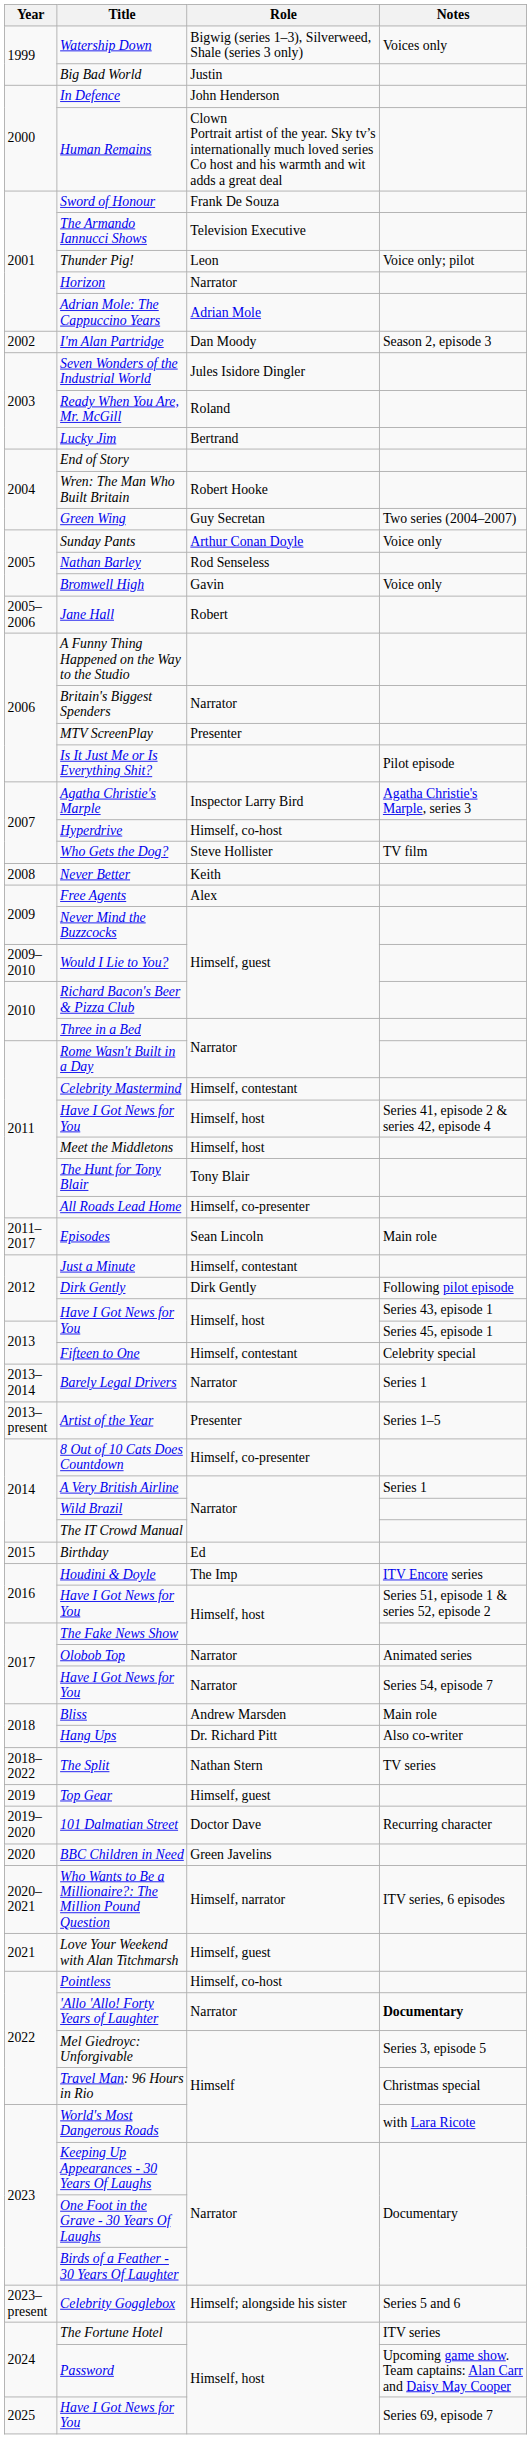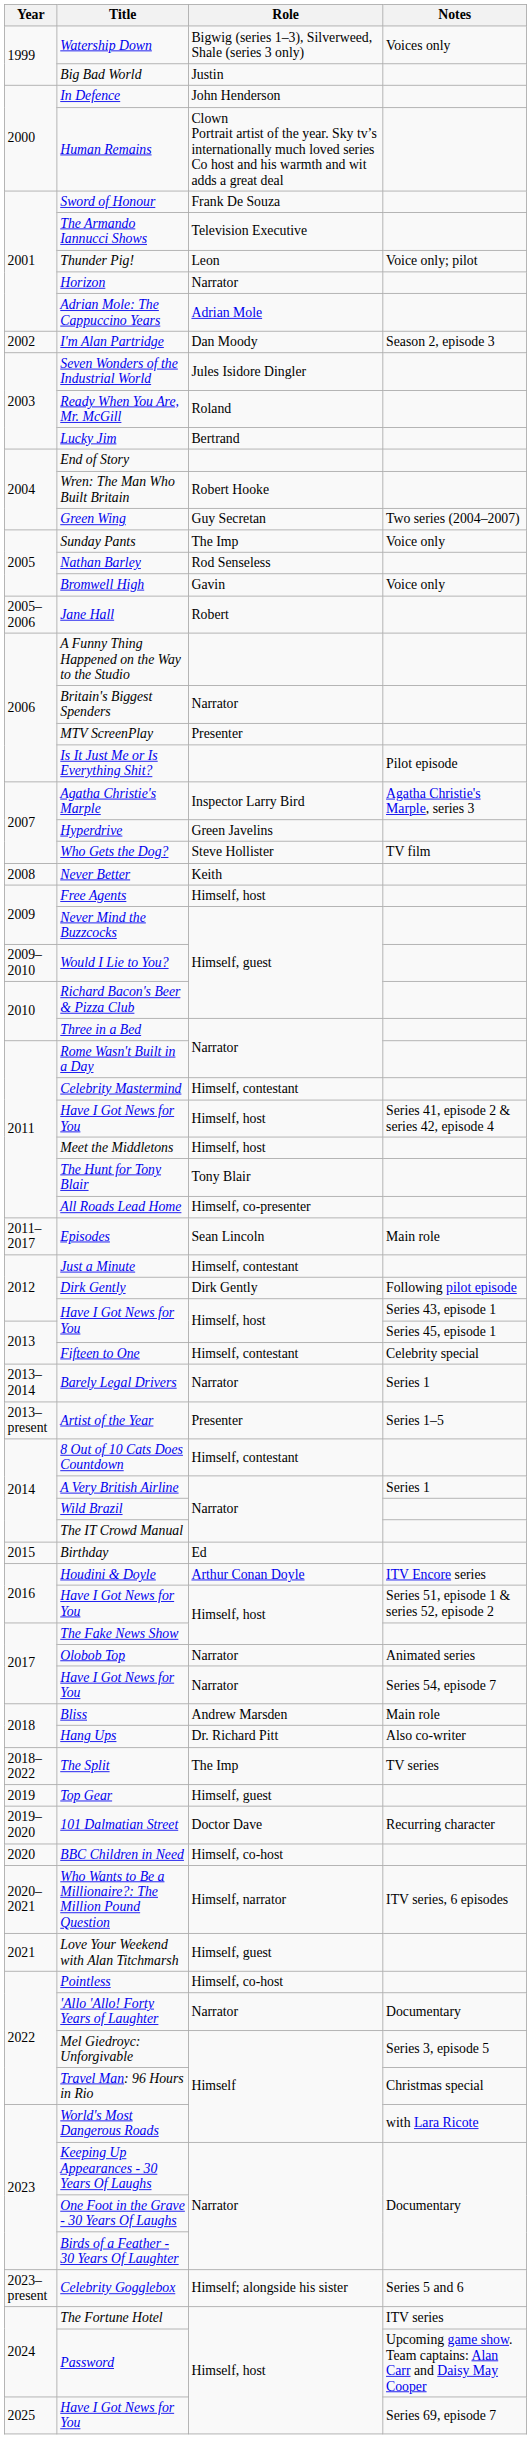(247, 541) Arthur Conan Doyle -> (215, 541) The Imp
(236, 830) Himself, co-host -> (232, 830) Green Javelins
(204, 895) Alex -> (229, 895) Himself, host
(250, 1457) Himself, co-presenter -> (245, 1457) Himself, contestant
(214, 1574) The Imp -> (248, 1574) Arthur Conan Doyle
(226, 1765) Nathan Stern -> (215, 1765) The Imp
(231, 1854) Green Javelins -> (237, 1854) Himself, co-host
(423, 2011) bold -> (423, 2011) normal
